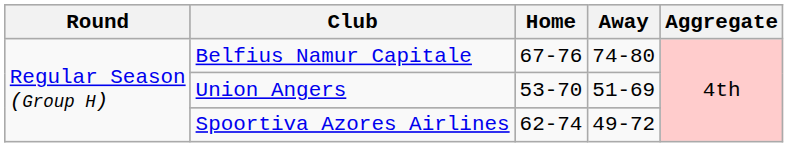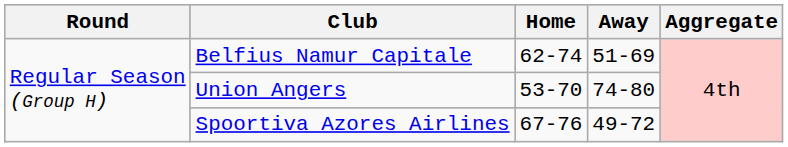(551, 56) 67-76 -> (551, 56) 62-74
(624, 56) 74-80 -> (624, 56) 51-69
(624, 90) 51-69 -> (624, 90) 74-80
(551, 124) 62-74 -> (551, 124) 67-76
